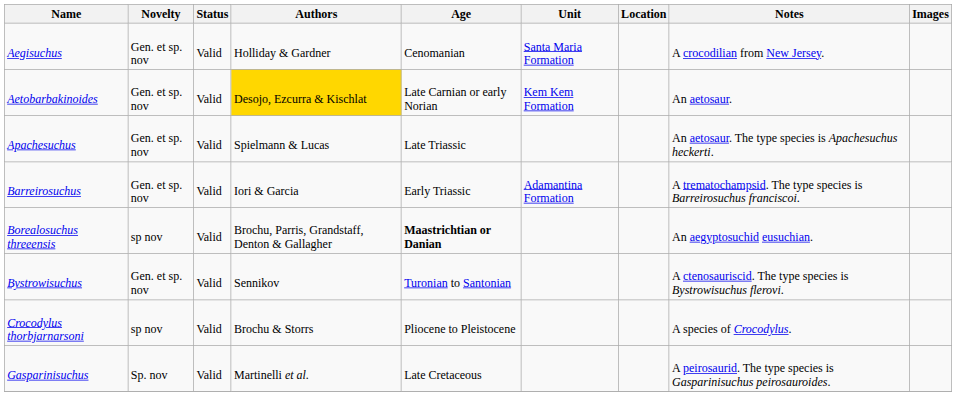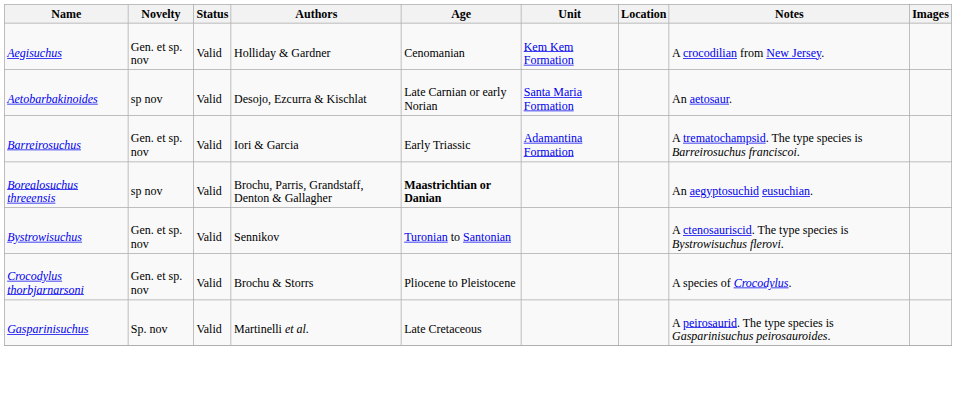(553, 53) Santa Maria Formation -> (549, 53) Kem Kem Formation
(157, 99) Gen. et sp. nov -> (147, 99) sp nov
(300, 99) gold background -> (300, 99) no background
(549, 99) Kem Kem Formation -> (553, 99) Santa Maria Formation
- row: (41, 145)
(147, 329) sp nov -> (157, 283) Gen. et sp. nov
